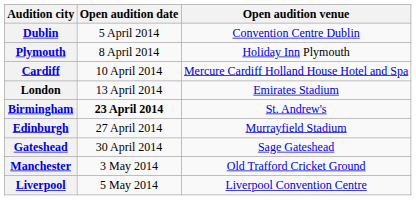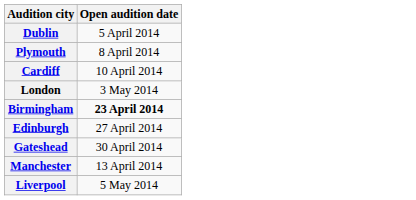- column: (296, 14)
(129, 90) 13 April 2014 -> (129, 90) 3 May 2014
(129, 166) 3 May 2014 -> (129, 166) 13 April 2014
